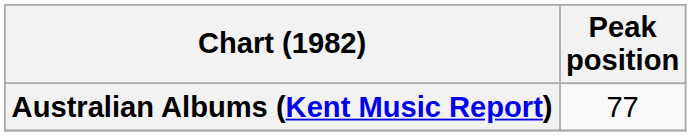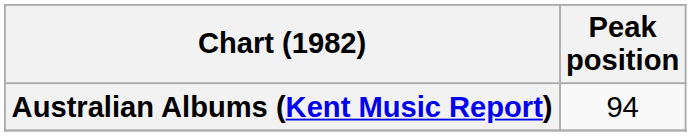(623, 106) 77 -> (623, 106) 94
